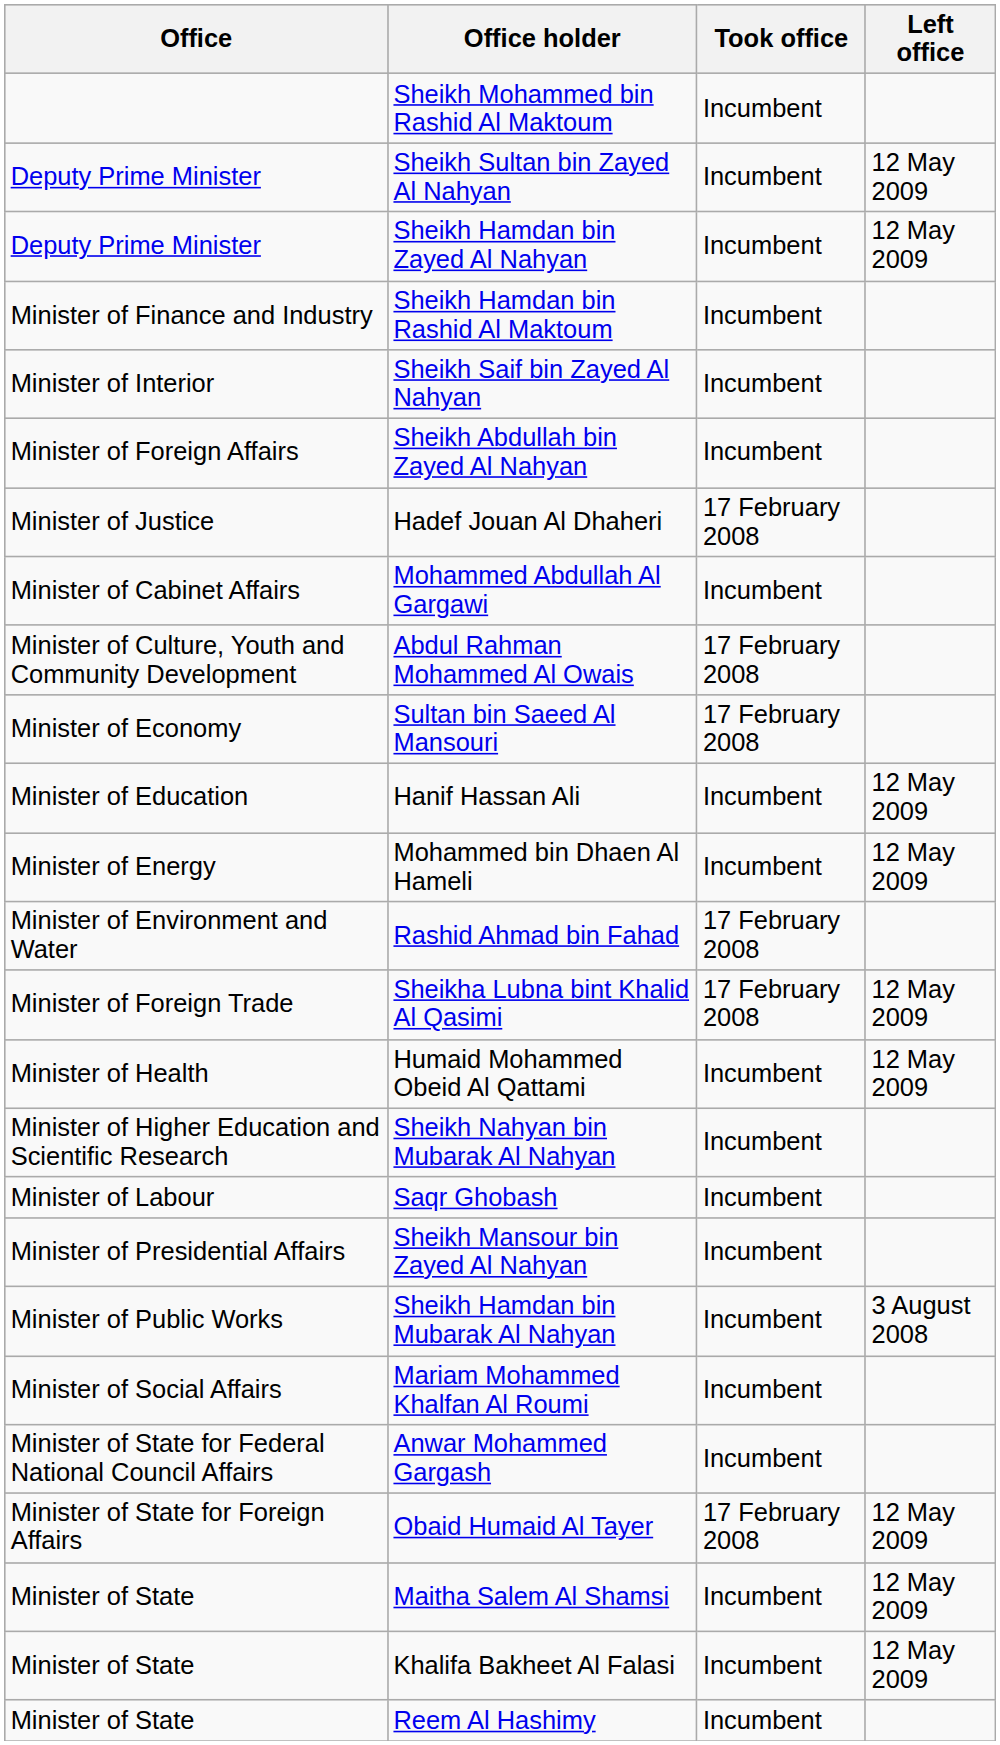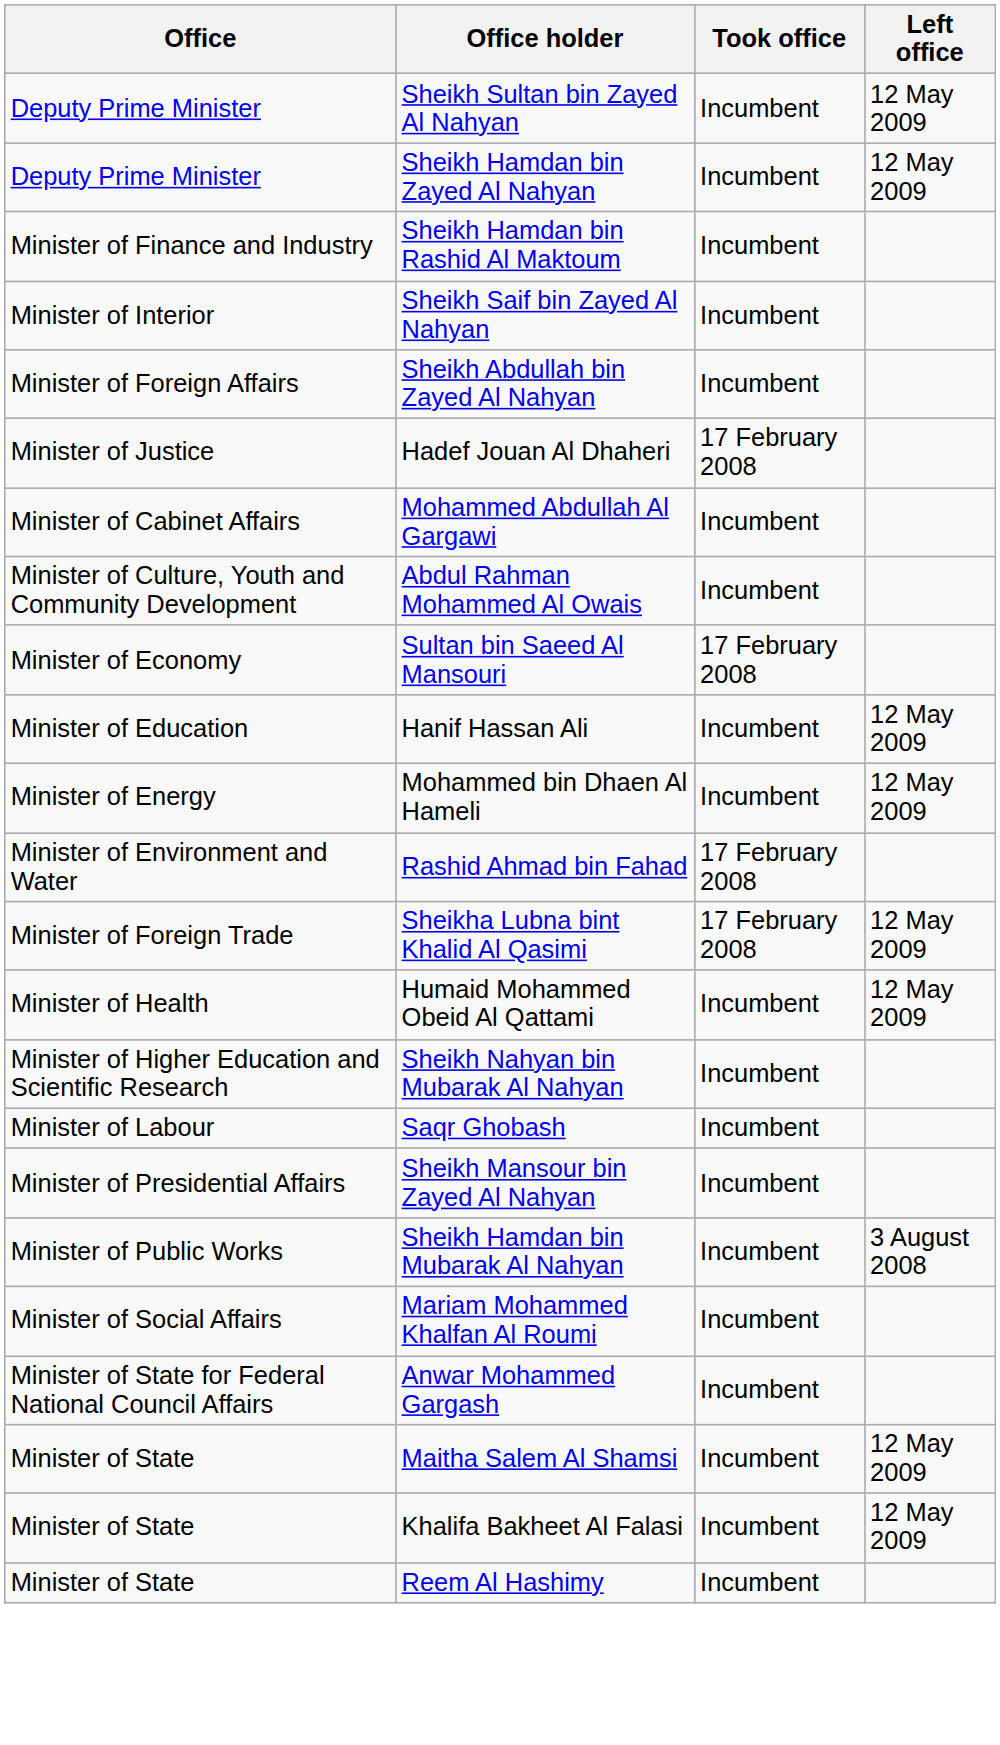- row: (524, 107)
(771, 659) 17 February 2008 -> (759, 590) Incumbent
- row: (523, 1527)
